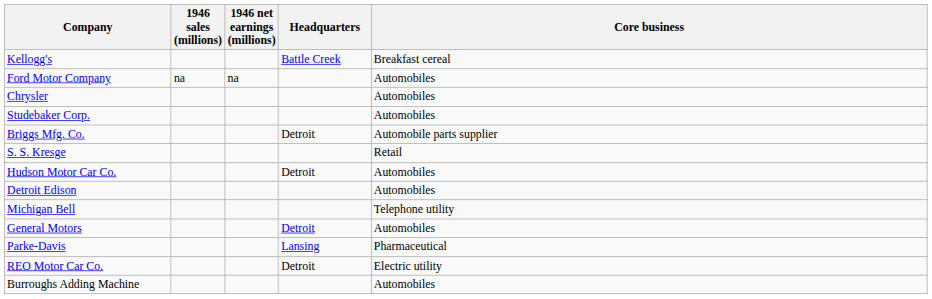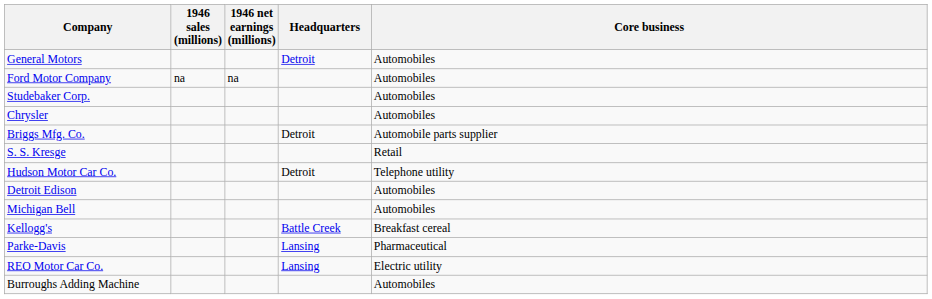rows swapped: (44, 228) <-> (30, 59)
rows swapped: (27, 96) <-> (49, 115)
(404, 171) Automobiles -> (414, 171) Telephone utility
(414, 209) Telephone utility -> (404, 209) Automobiles
(298, 265) Detroit -> (300, 265) Lansing
